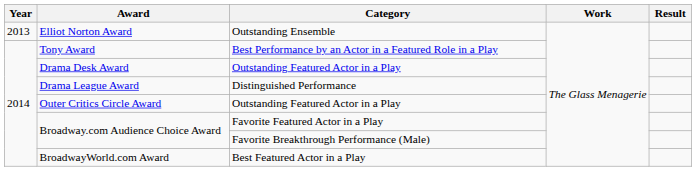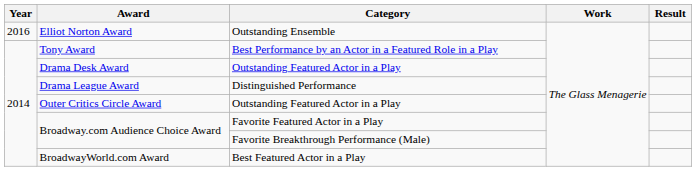(18, 31) 2013 -> (18, 31) 2016
